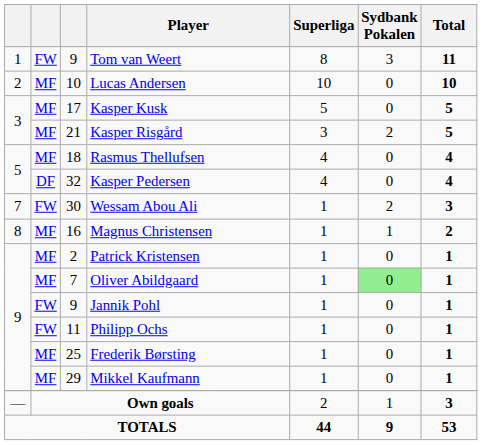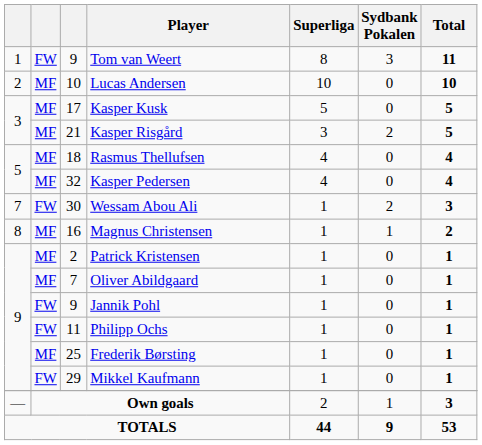(46, 181) DF -> (46, 181) MF
(389, 280) lightgreen background -> (389, 280) no background
(46, 378) MF -> (46, 378) FW
